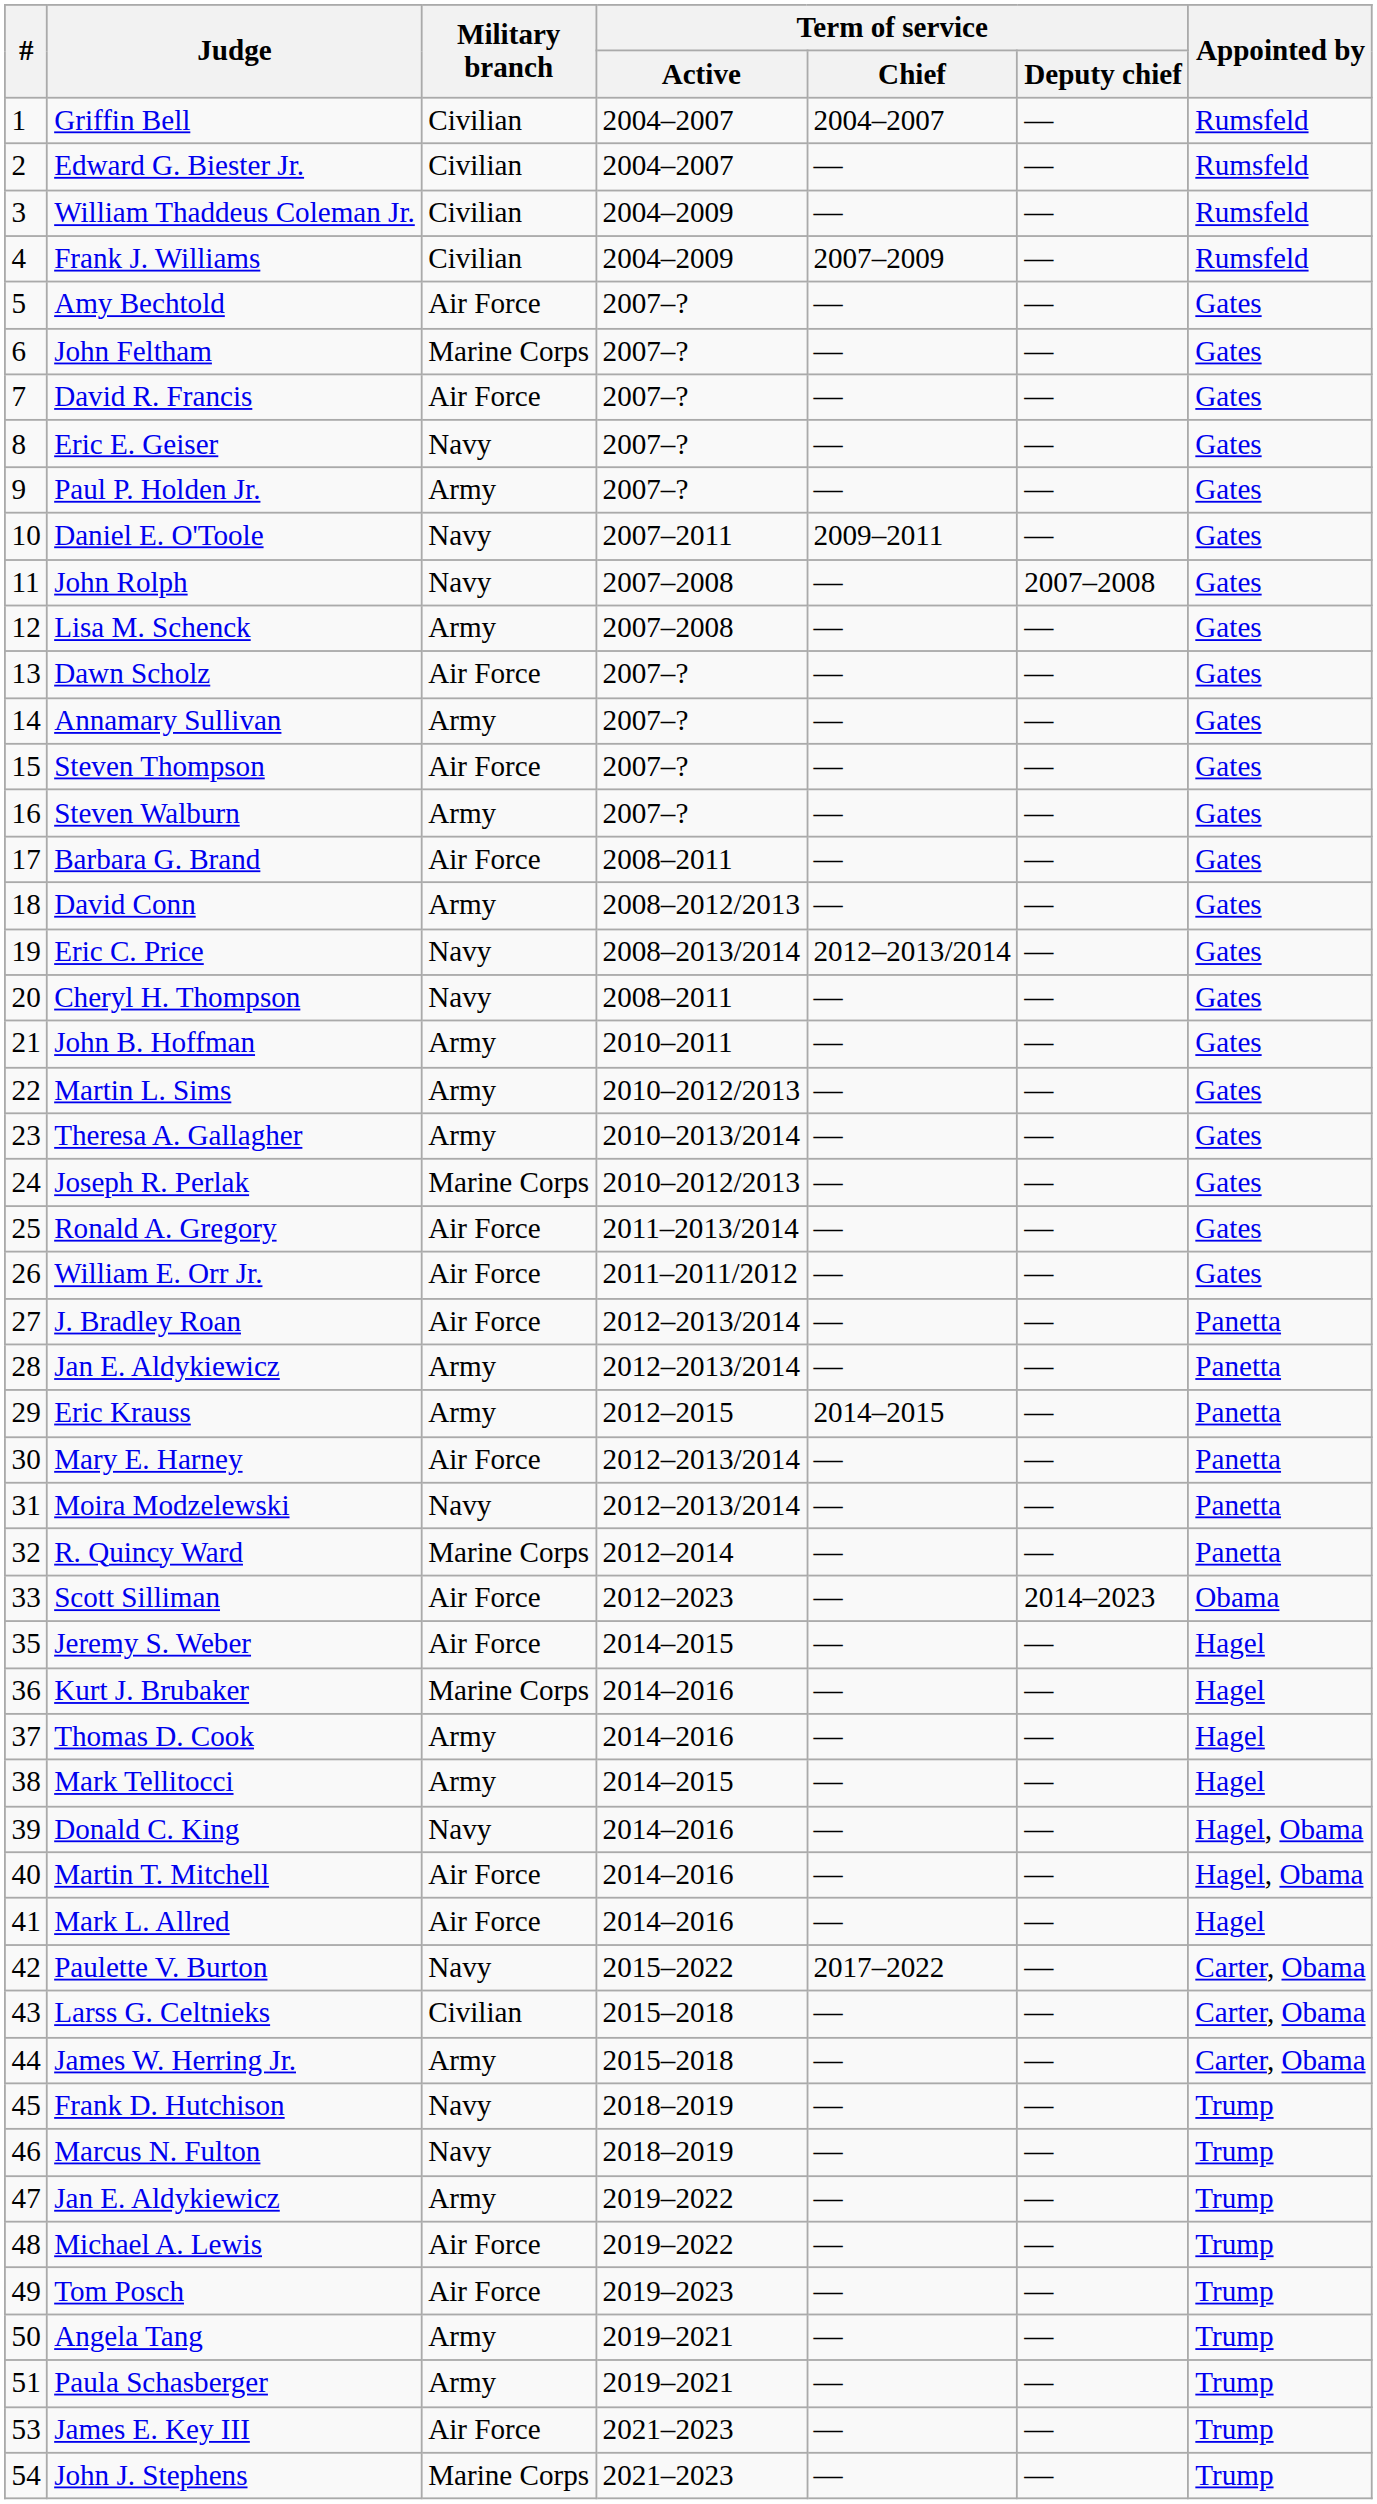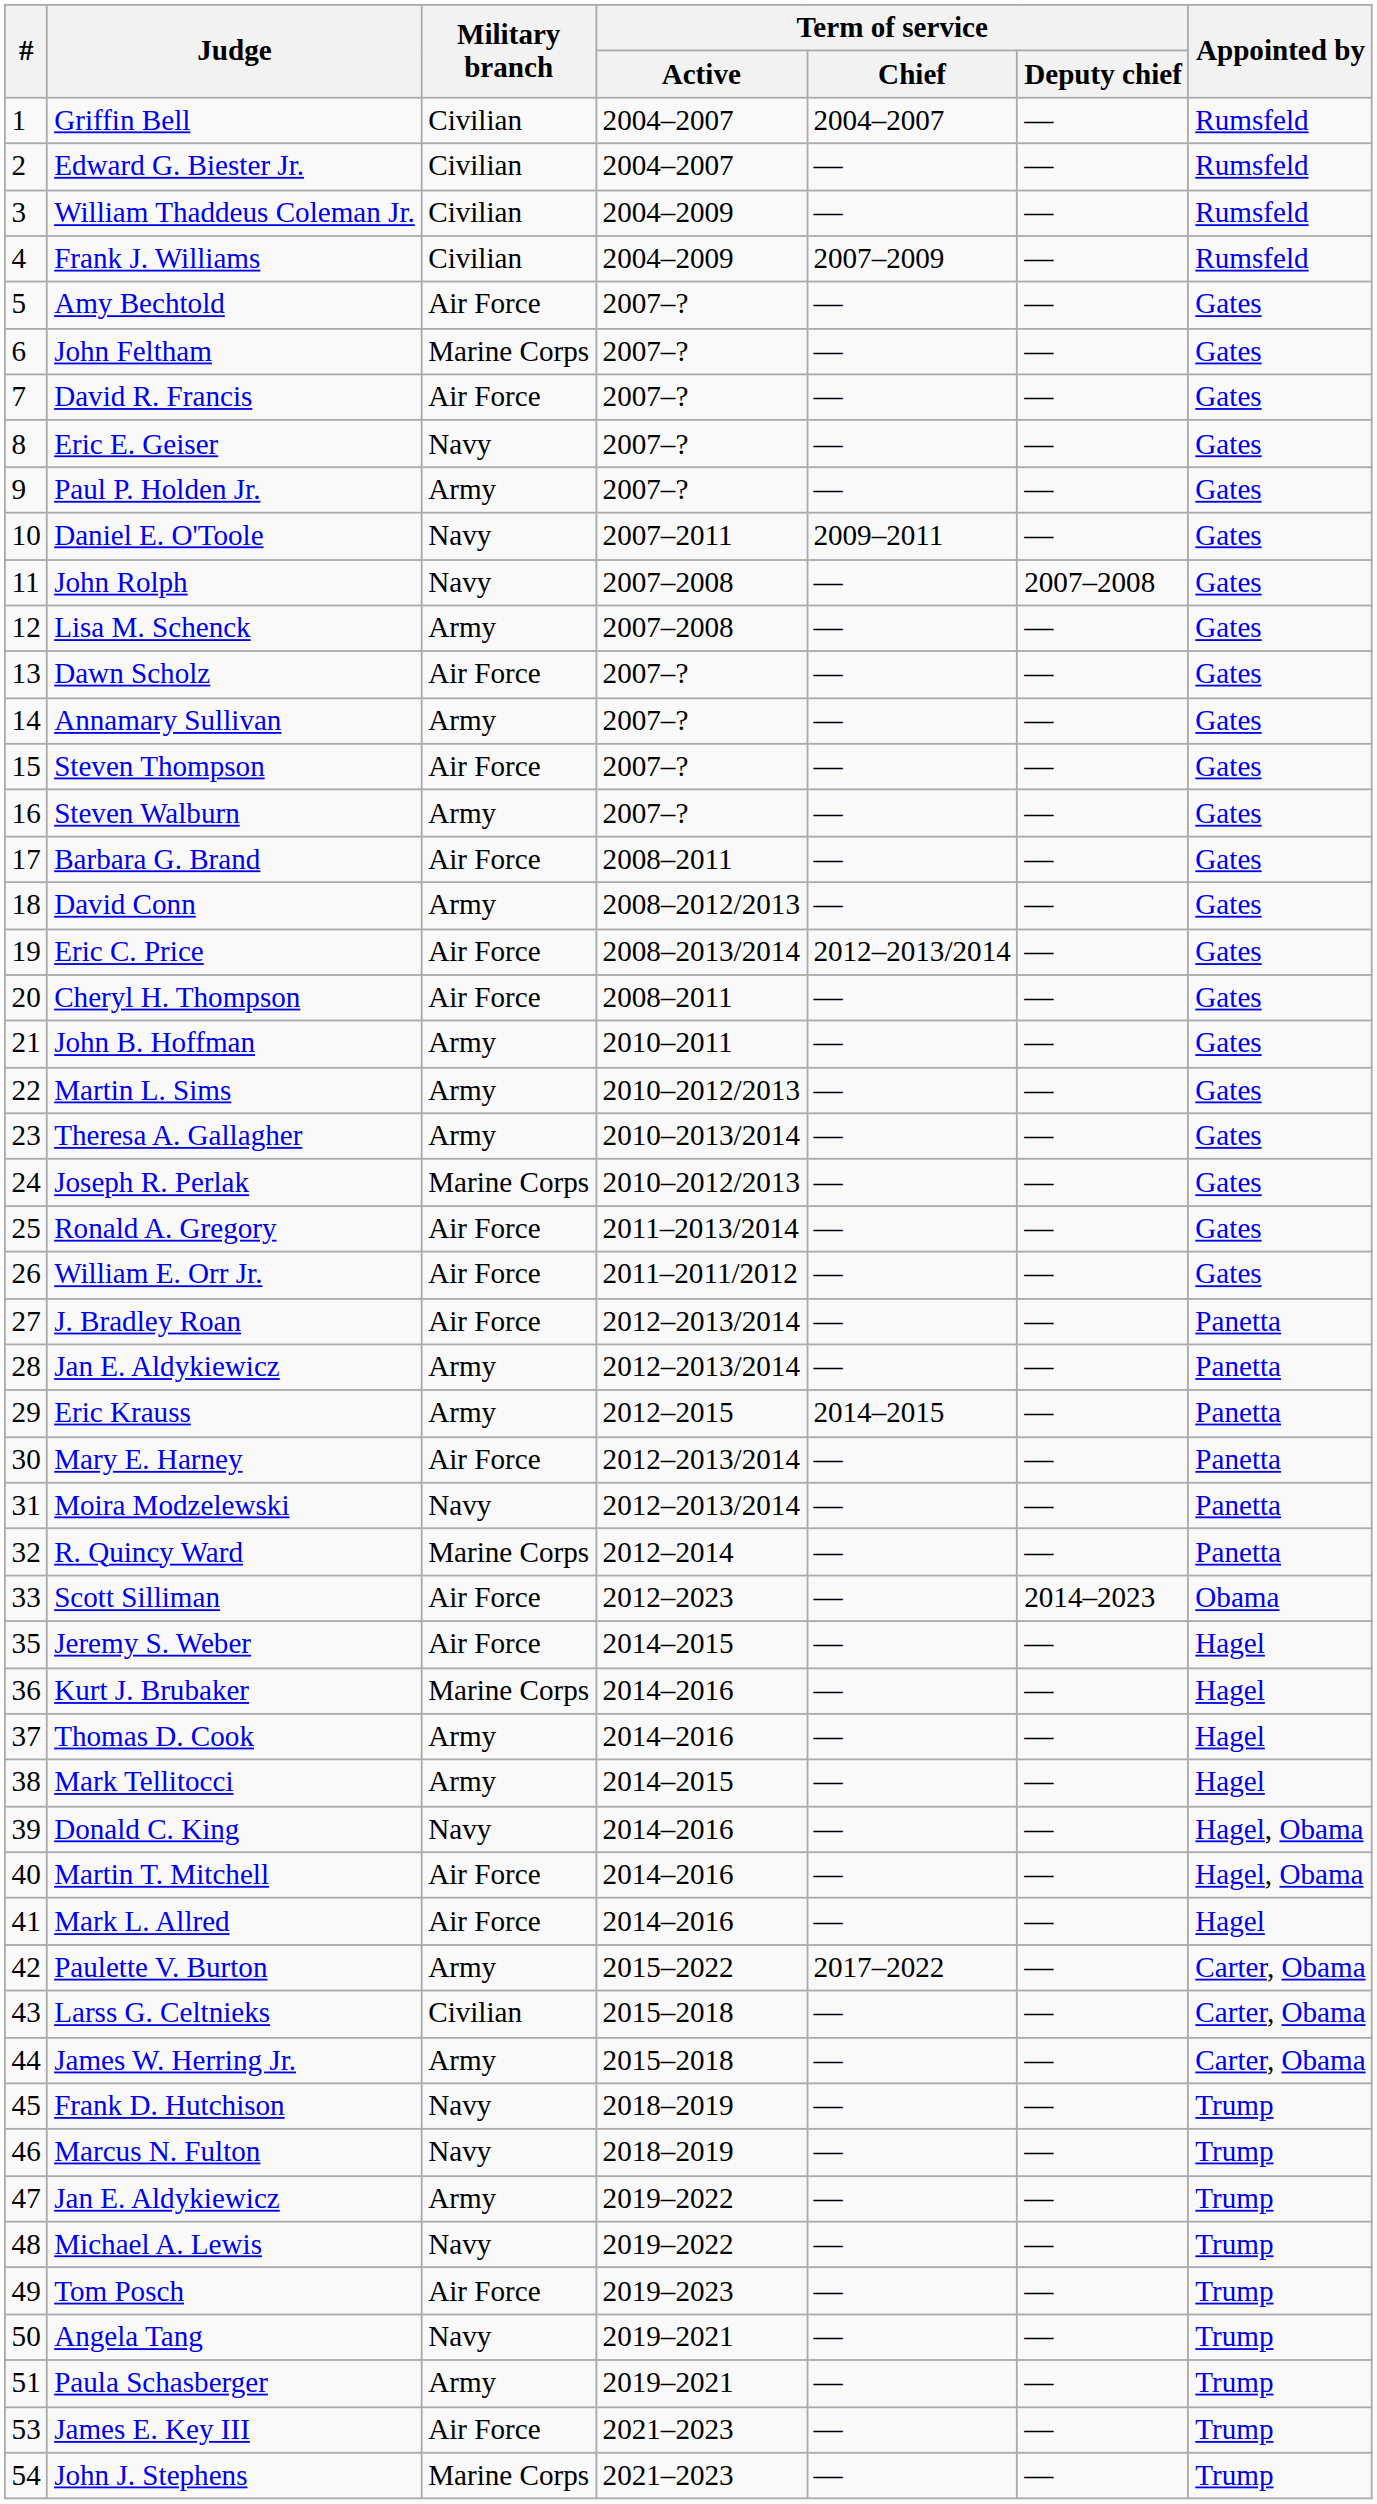(460, 951) Navy -> (484, 951) Air Force
(460, 997) Navy -> (484, 997) Air Force
(460, 1967) Navy -> (462, 1967) Army
(484, 2244) Air Force -> (460, 2244) Navy
(462, 2336) Army -> (460, 2336) Navy
